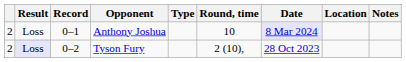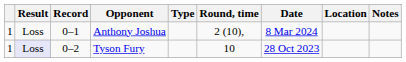(10, 31) 2 -> (10, 31) 1
(229, 31) 10 -> (229, 31) 2 (10),
(292, 31) lavender background -> (292, 31) no background
(10, 48) 2 -> (10, 48) 1
(229, 48) 2 (10), -> (229, 48) 10
